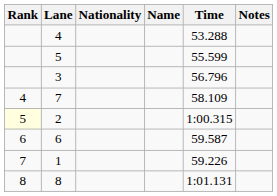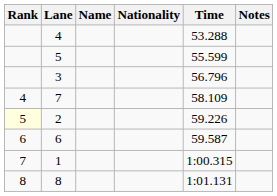columns swapped: (164, 14) <-> (110, 14)
(209, 118) 1:00.315 -> (209, 118) 59.226
(209, 160) 59.226 -> (209, 160) 1:00.315
